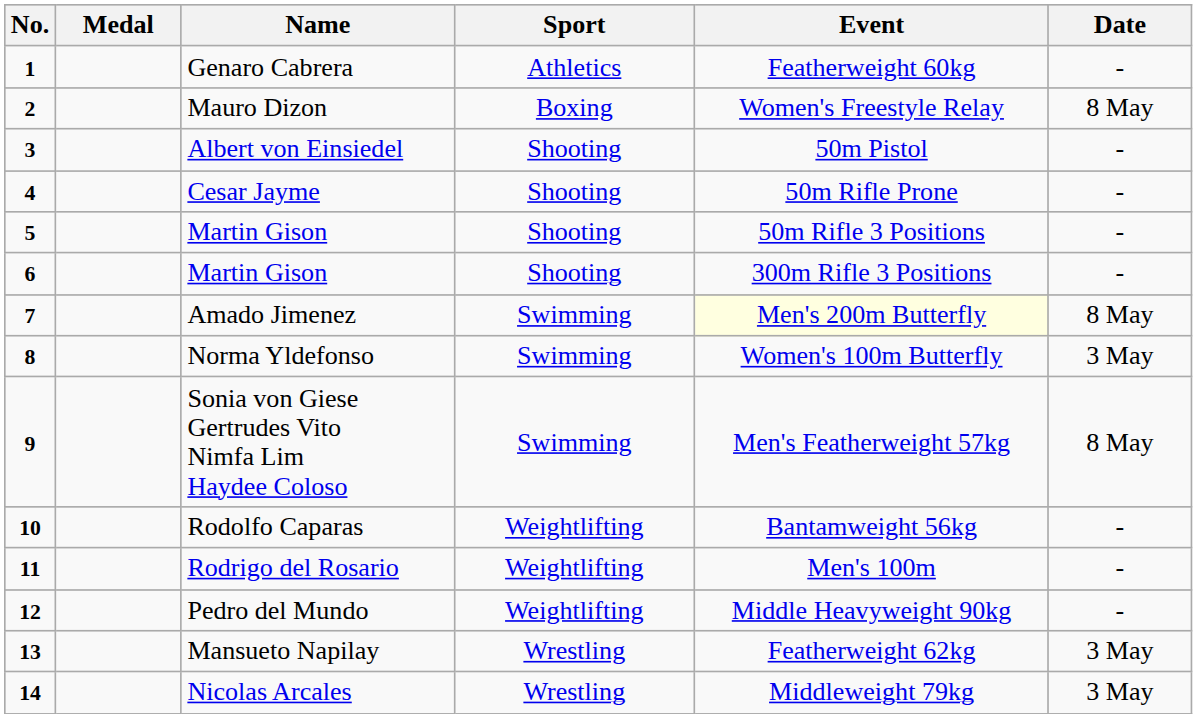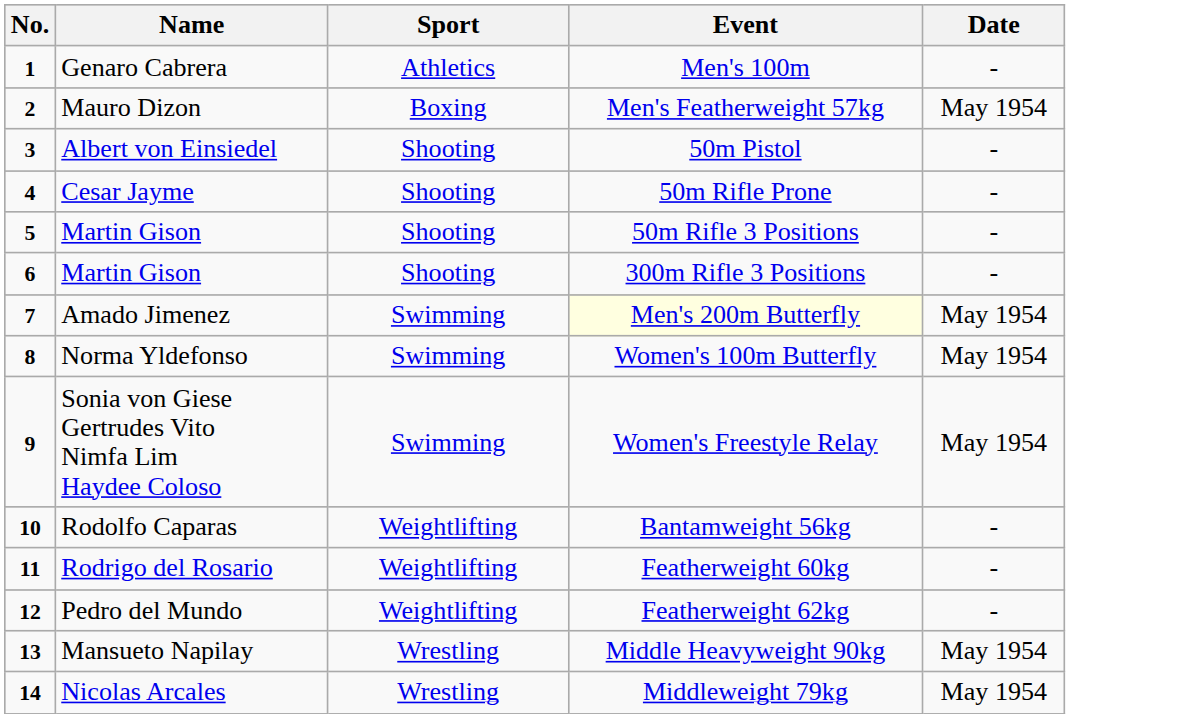- column: (118, 25)
(872, 66) Featherweight 60kg -> (745, 66) Men's 100m
(872, 107) Women's Freestyle Relay -> (745, 107) Men's Featherweight 57kg
(1120, 107) 8 May -> (994, 107) May 1954
(1120, 314) 8 May -> (994, 314) May 1954
(1120, 356) 3 May -> (994, 356) May 1954
(872, 441) Men's Featherweight 57kg -> (745, 441) Women's Freestyle Relay
(1120, 441) 8 May -> (994, 441) May 1954
(872, 568) Men's 100m -> (745, 568) Featherweight 60kg
(872, 609) Middle Heavyweight 90kg -> (745, 609) Featherweight 62kg
(872, 650) Featherweight 62kg -> (745, 650) Middle Heavyweight 90kg
(1120, 650) 3 May -> (994, 650) May 1954
(1120, 692) 3 May -> (994, 692) May 1954
